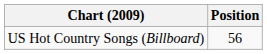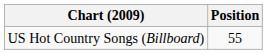(235, 37) 56 -> (235, 37) 55
